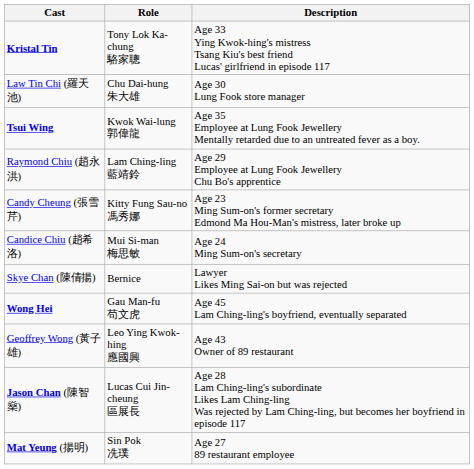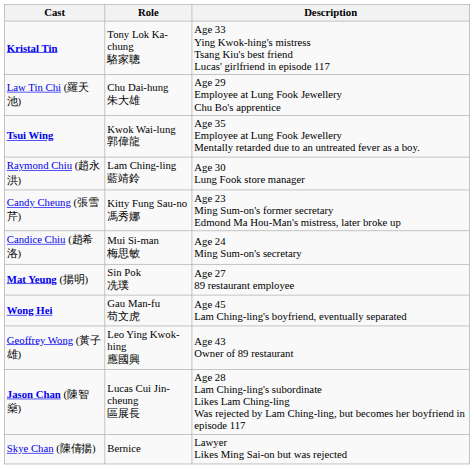(250, 91) Age 30 Lung Fook store manager -> (268, 95) Age 29 Employee at Lung Fook Jewellery Chu Bo's apprentice
(268, 169) Age 29 Employee at Lung Fook Jewellery Chu Bo's apprentice -> (250, 173) Age 30 Lung Fook store manager
rows swapped: (47, 447) <-> (51, 278)
